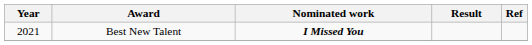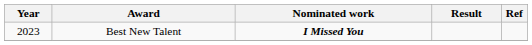(28, 31) 2021 -> (28, 31) 2023
